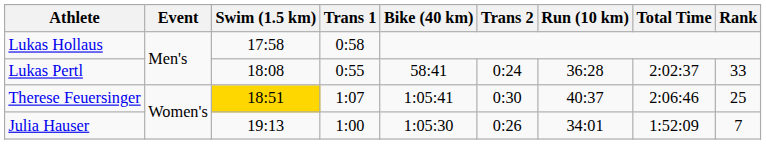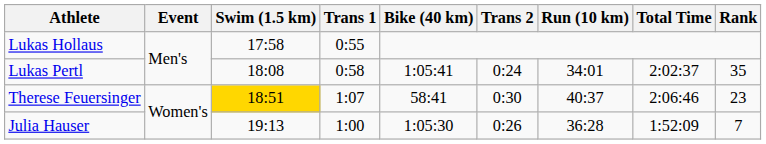(350, 45) 0:58 -> (350, 45) 0:55
(350, 71) 0:55 -> (350, 71) 0:58
(429, 71) 58:41 -> (429, 71) 1:05:41
(585, 71) 36:28 -> (585, 71) 34:01
(738, 71) 33 -> (738, 71) 35
(429, 98) 1:05:41 -> (429, 98) 58:41
(738, 98) 25 -> (738, 98) 23
(585, 125) 34:01 -> (585, 125) 36:28
